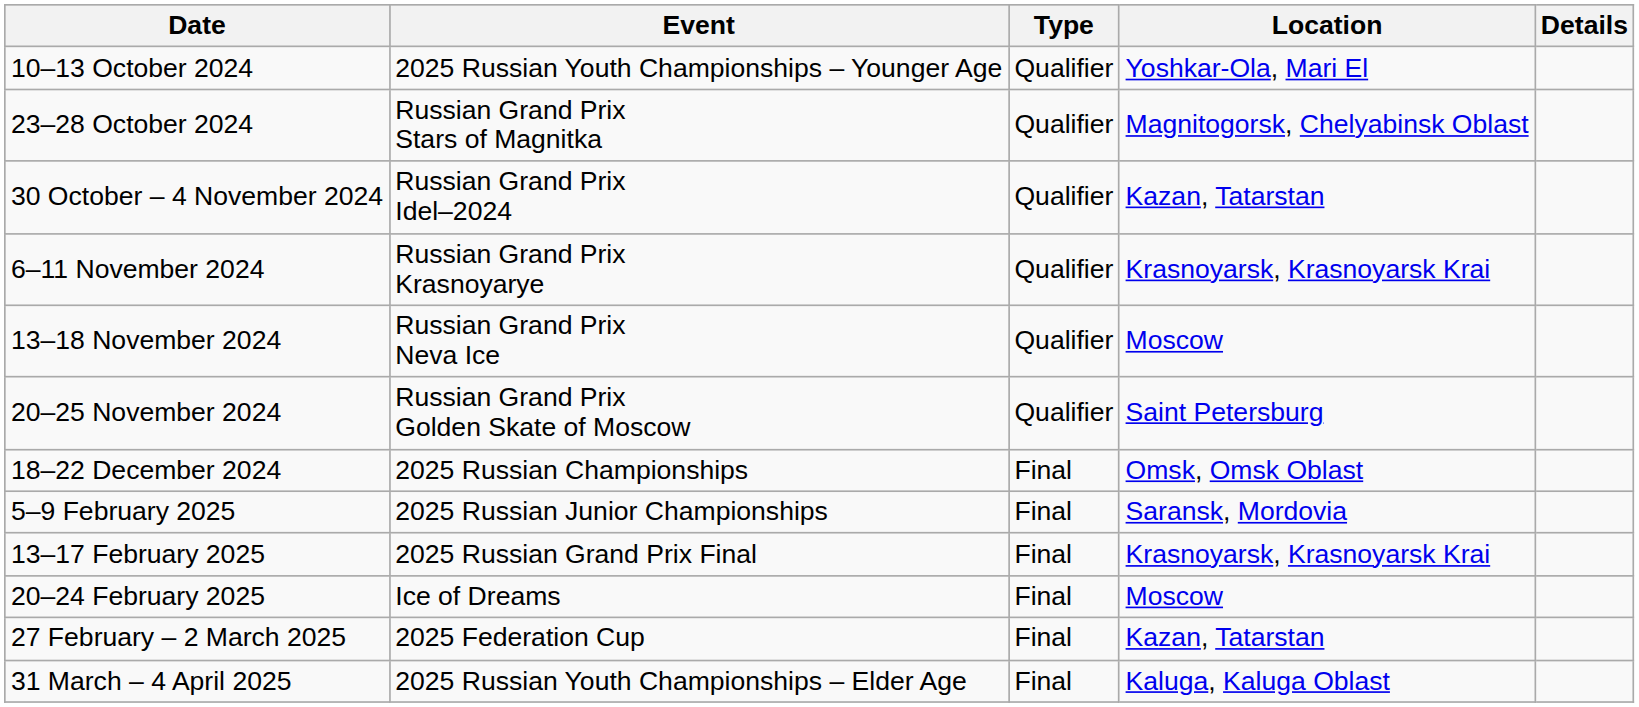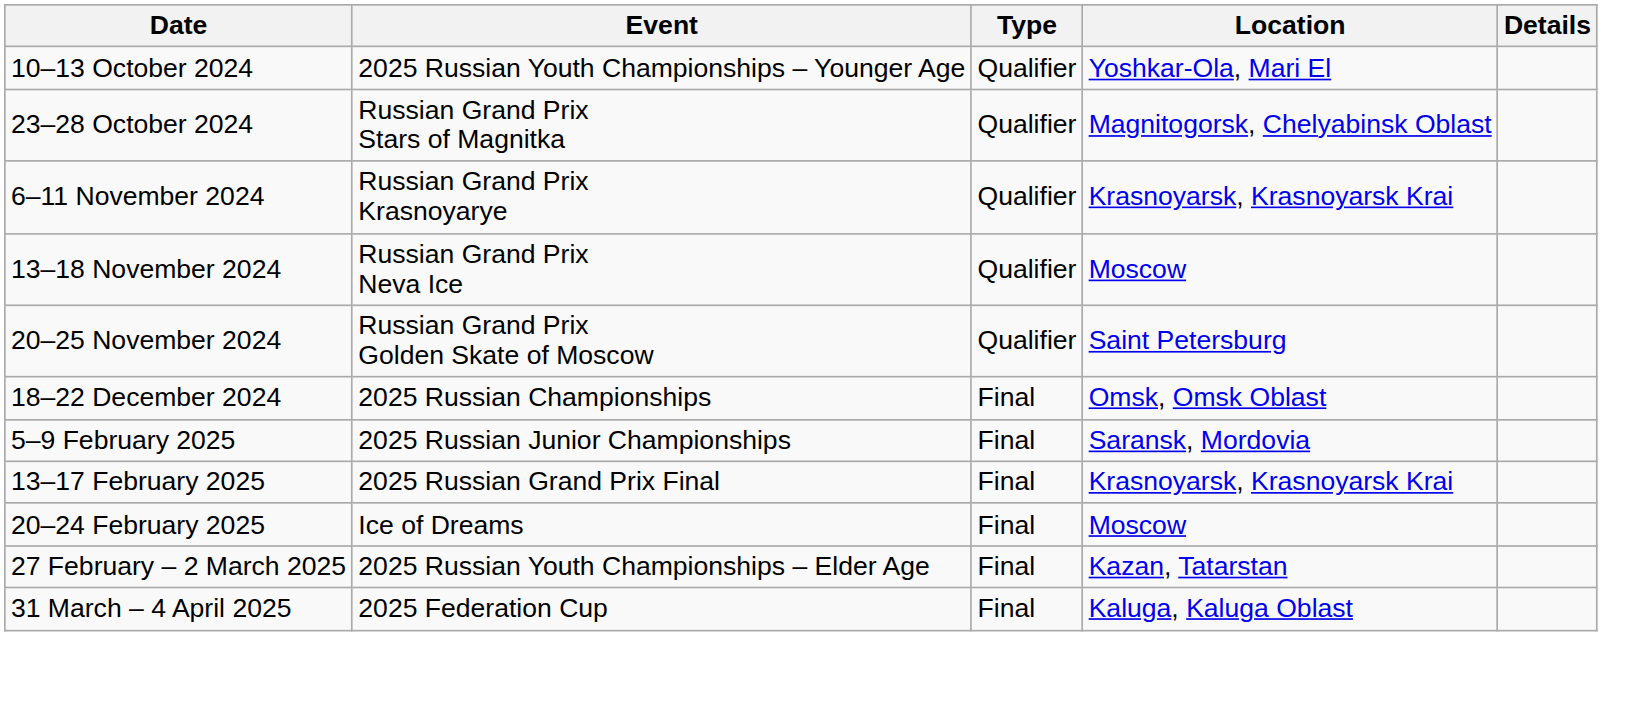- row: (197, 196)
(520, 638) 2025 Federation Cup -> (644, 566) 2025 Russian Youth Championships – Elder Age
(681, 680) 2025 Russian Youth Championships – Elder Age -> (483, 608) 2025 Federation Cup
